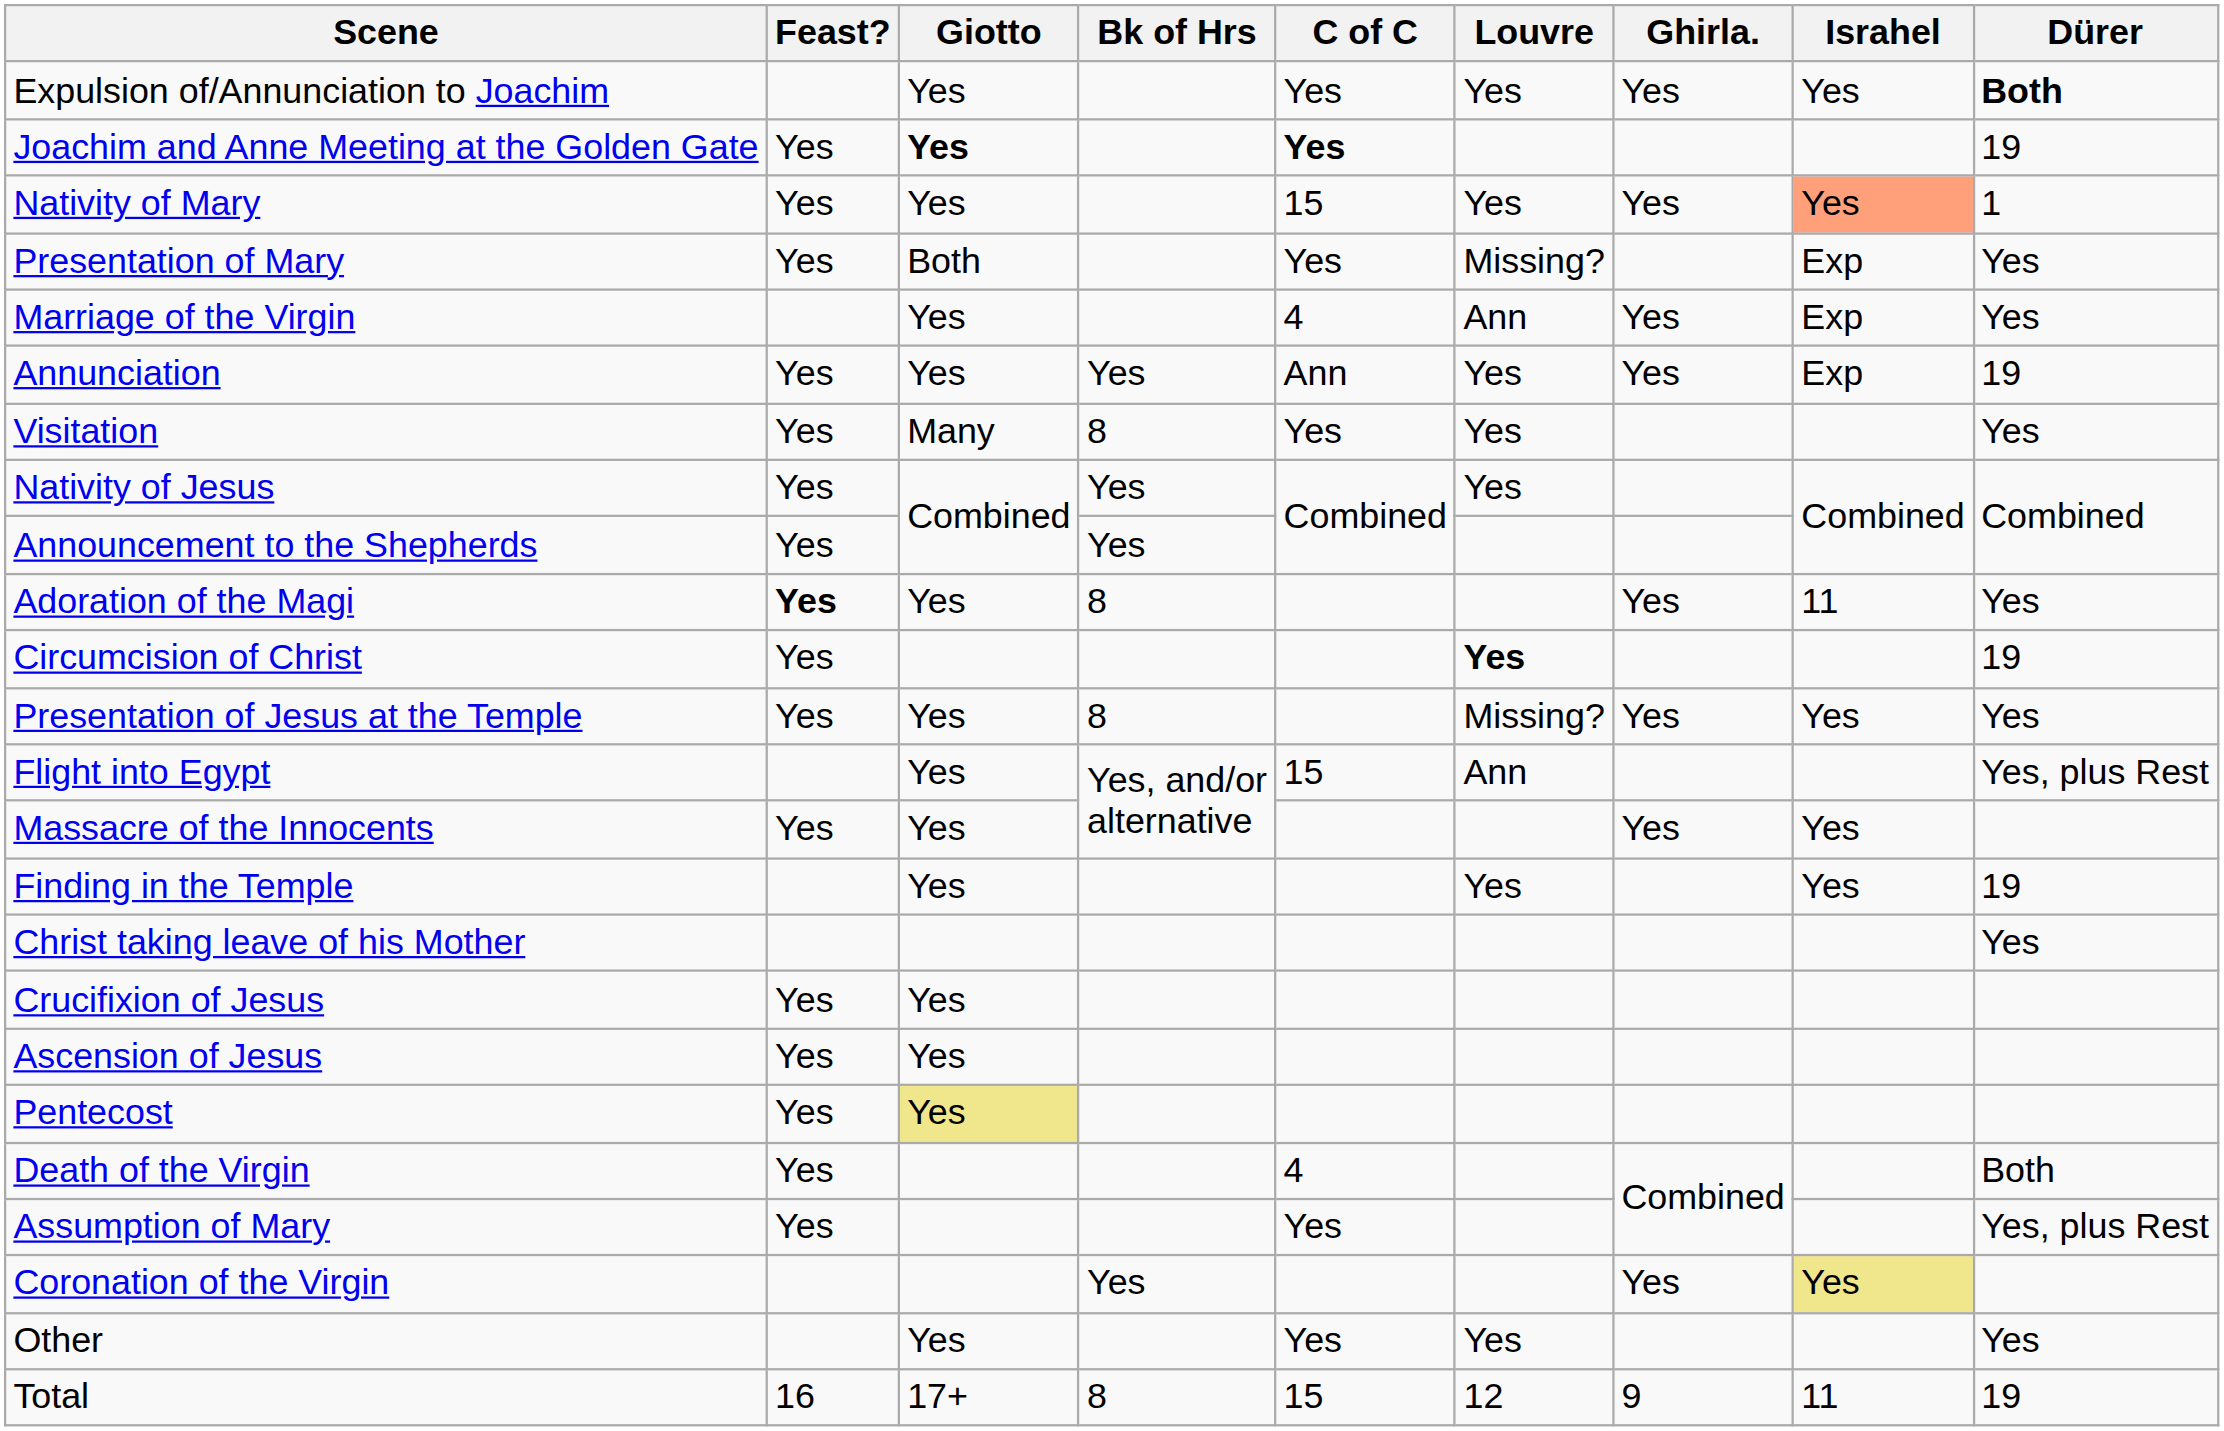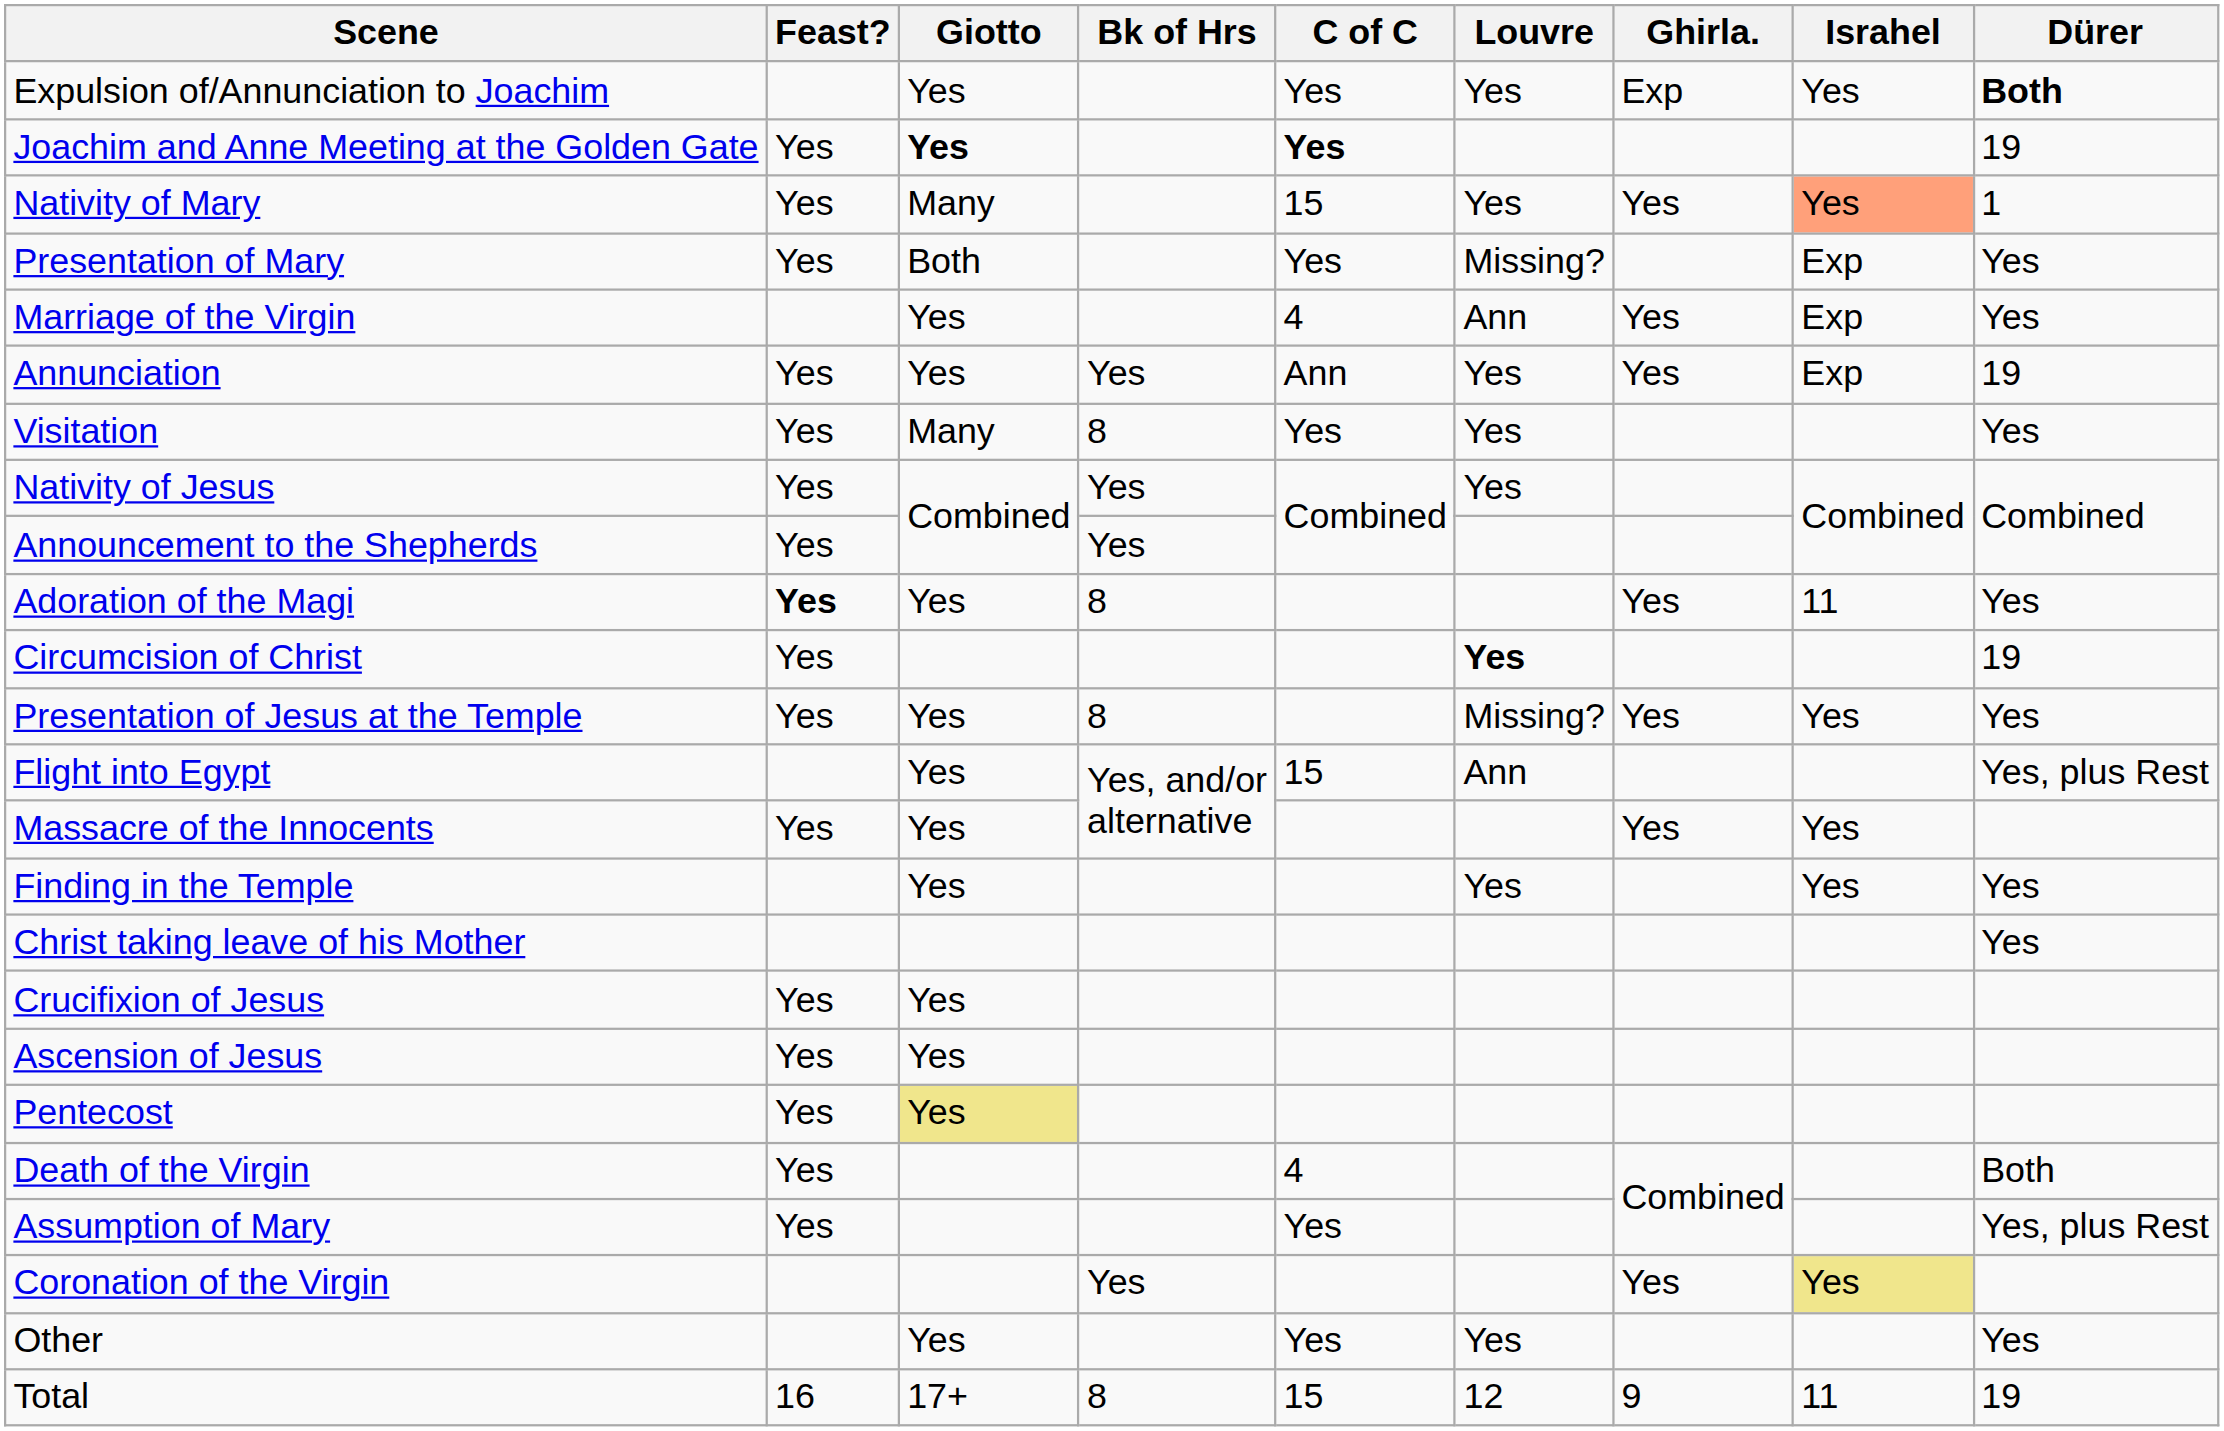(1651, 89) Yes -> (1652, 89) Exp
(936, 203) Yes -> (951, 203) Many
(2001, 885) 19 -> (2010, 885) Yes
